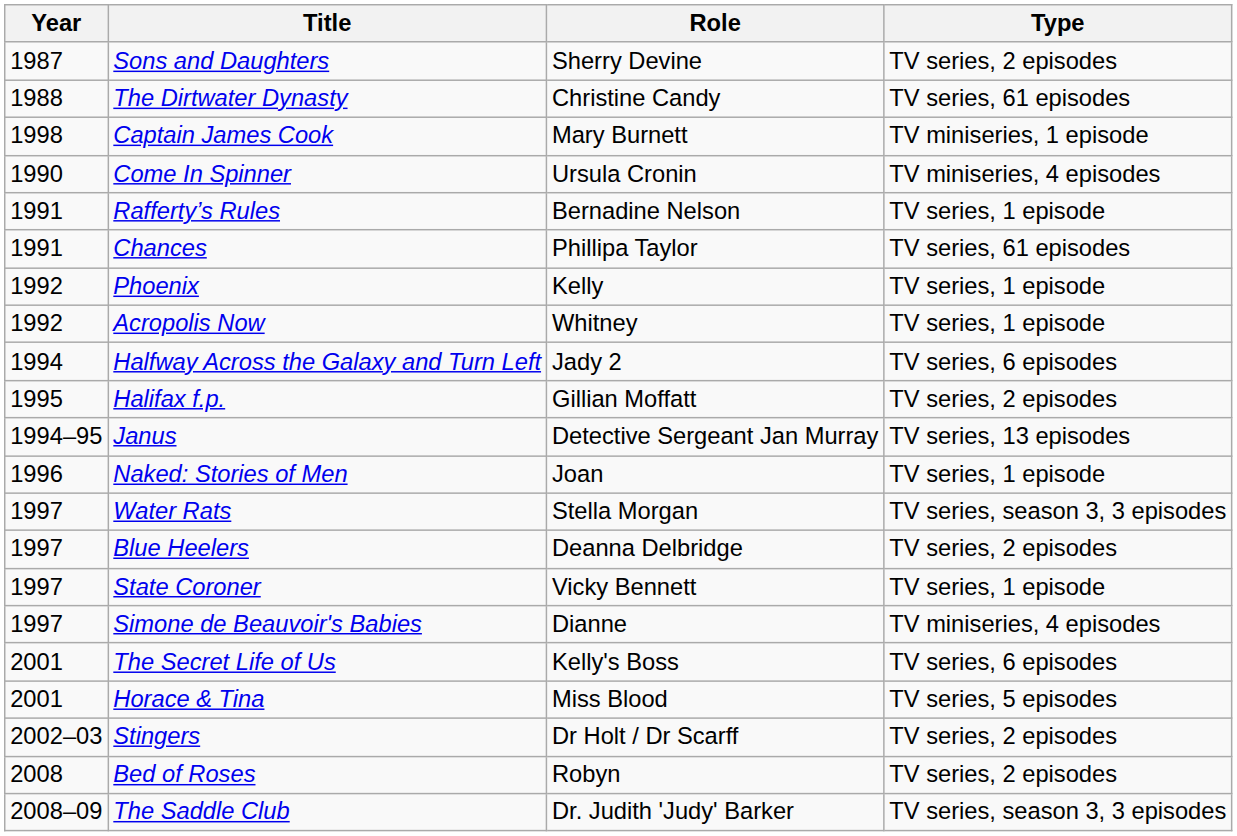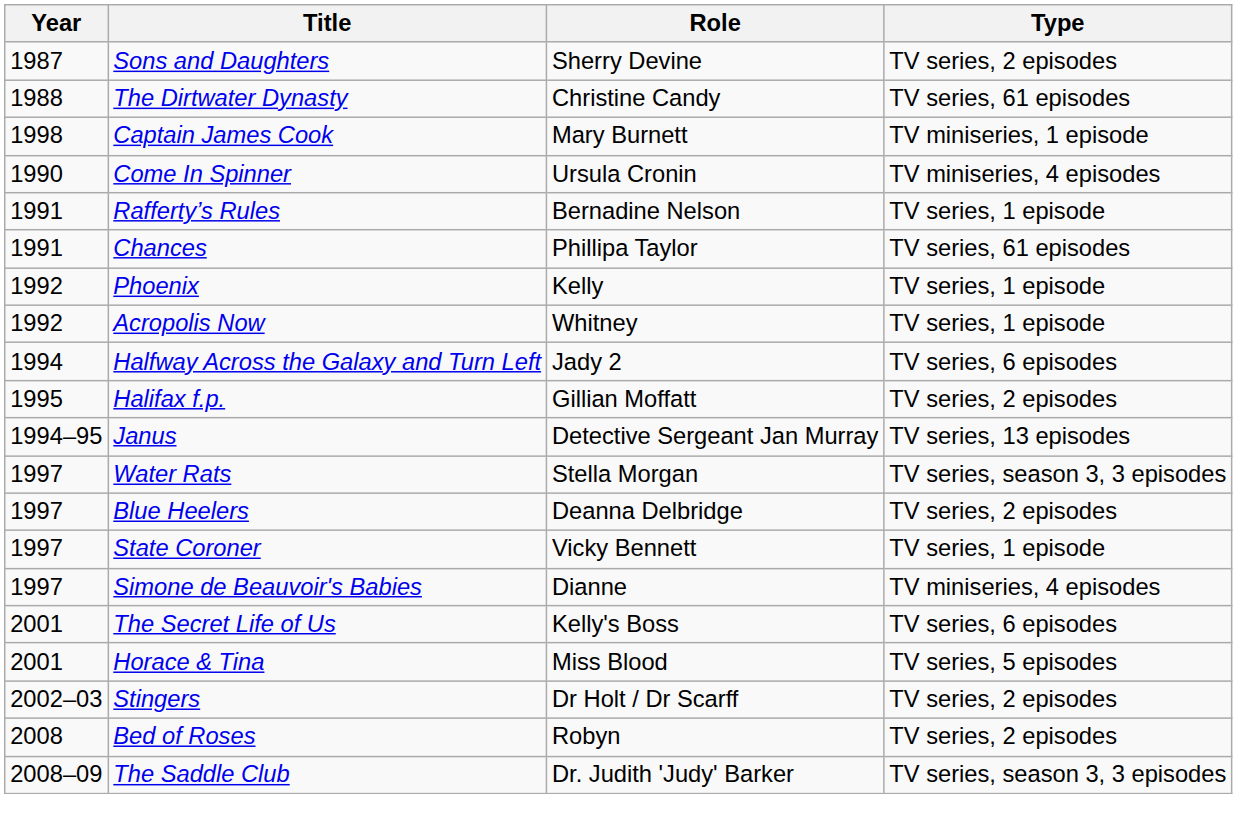- row: (230, 473)
